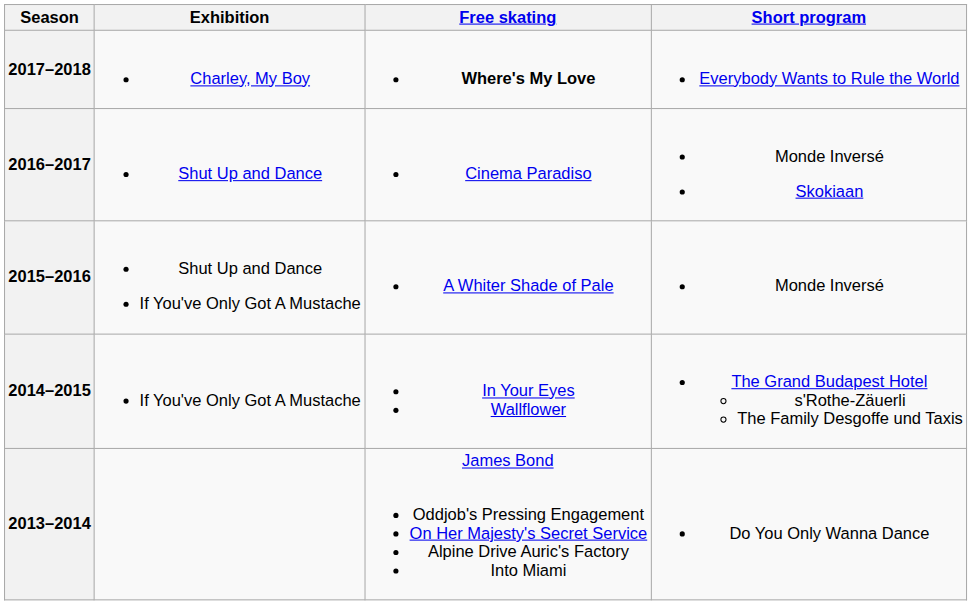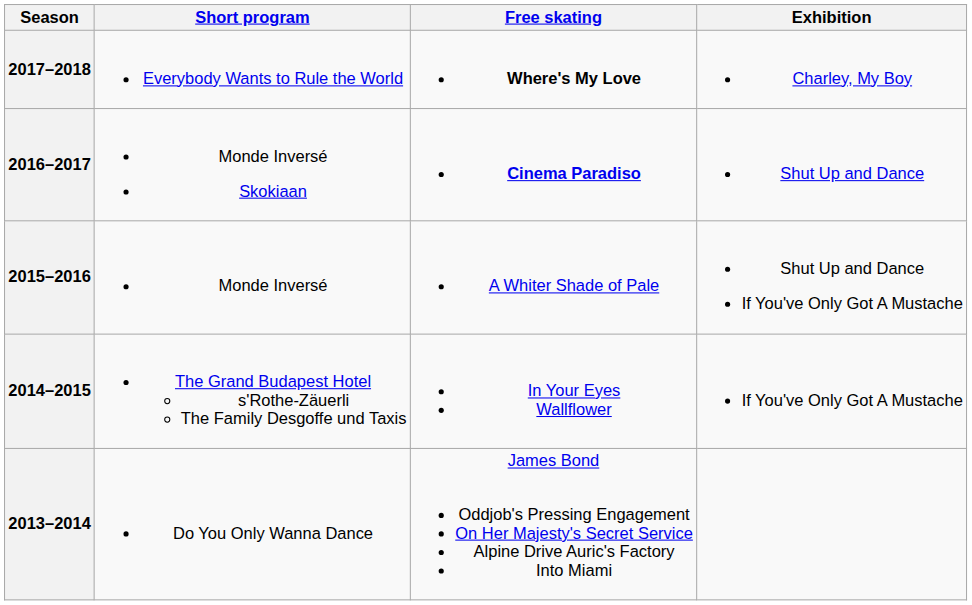columns swapped: (809, 17) <-> (230, 17)
(508, 174) normal -> (553, 174) bold
